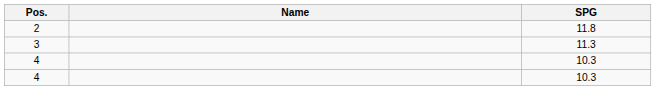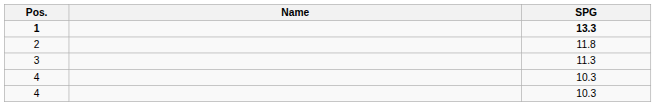+ row: (37, 28)
